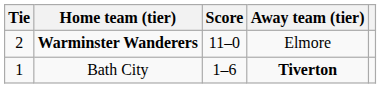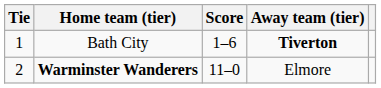rows swapped: (118, 69) <-> (118, 43)
